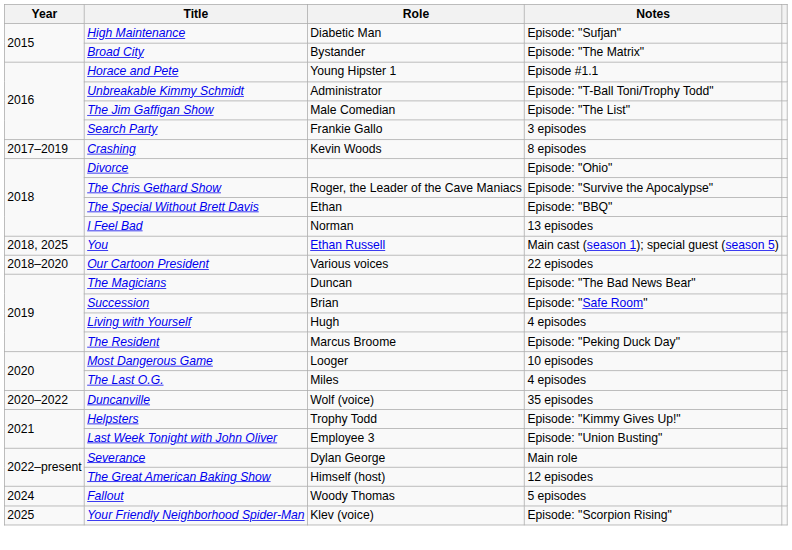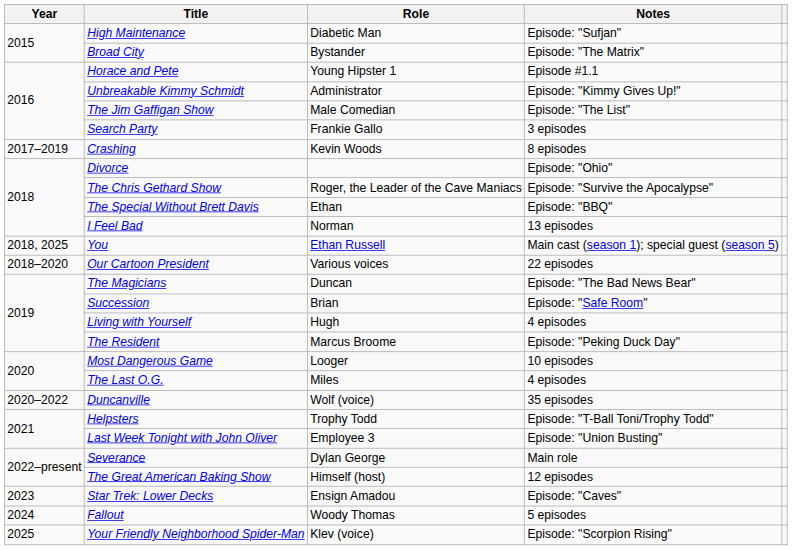(620, 91) Episode: "T-Ball Toni/Trophy Todd" -> (604, 91) Episode: "Kimmy Gives Up!"
(604, 419) Episode: "Kimmy Gives Up!" -> (620, 419) Episode: "T-Ball Toni/Trophy Todd"
+ row: (150, 496)
